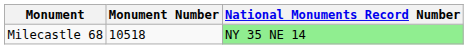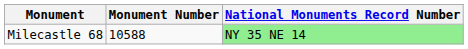(127, 34) 10518 -> (127, 34) 10588
